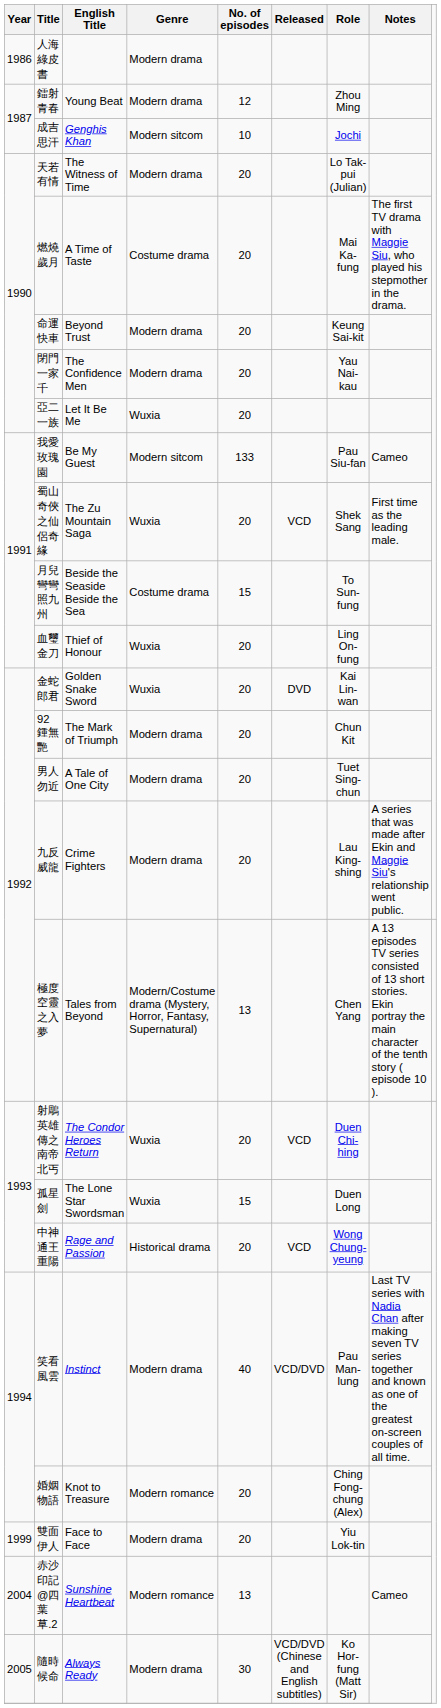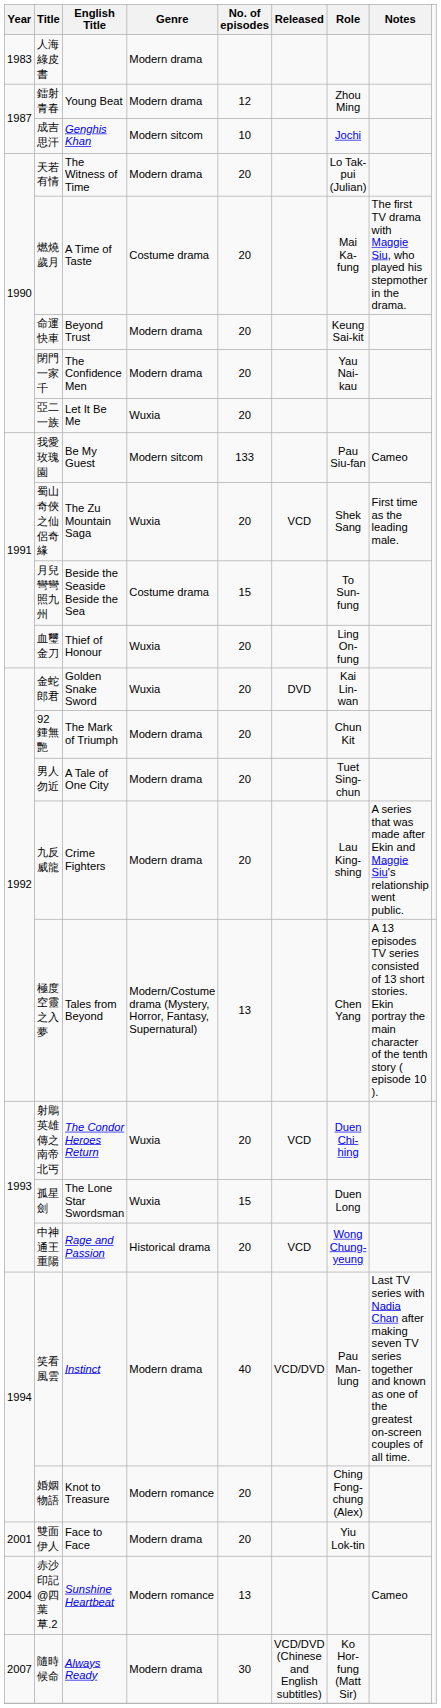(19, 59) 1986 -> (19, 59) 1983
(19, 1539) 1999 -> (19, 1539) 2001
(19, 1669) 2005 -> (19, 1669) 2007
